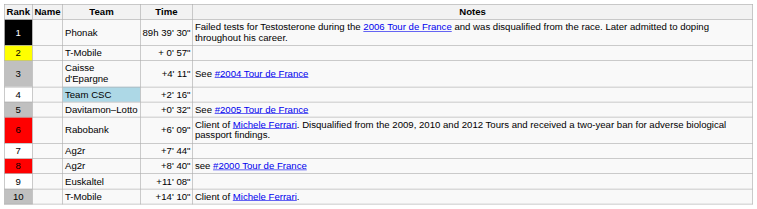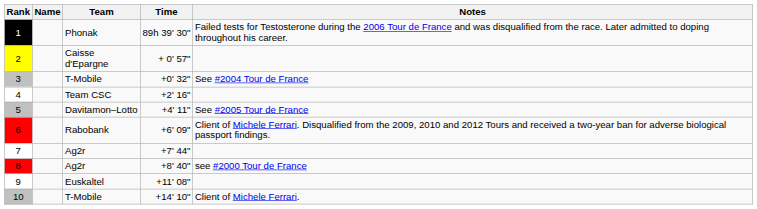(83, 53) T-Mobile -> (87, 58) Caisse d'Epargne
(87, 73) Caisse d'Epargne -> (83, 79) T-Mobile
(176, 73) +4' 11" -> (176, 79) +0' 32"
(88, 94) lightblue background -> (88, 94) no background
(176, 109) +0' 32" -> (176, 109) +4' 11"
